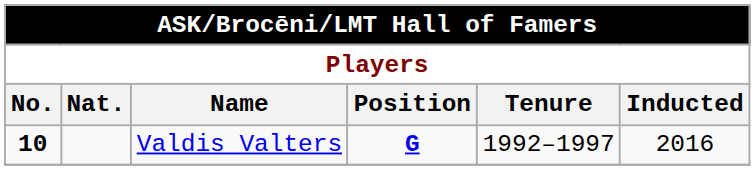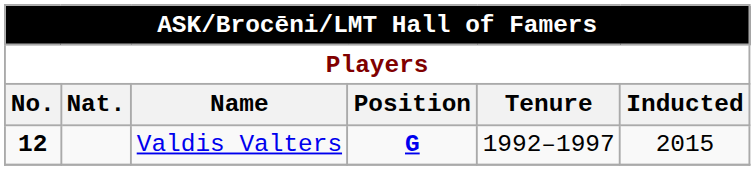(33, 144) 10 -> (33, 144) 12
(685, 144) 2016 -> (685, 144) 2015
